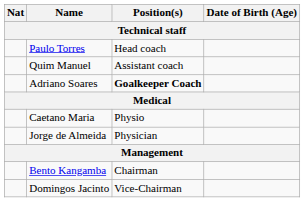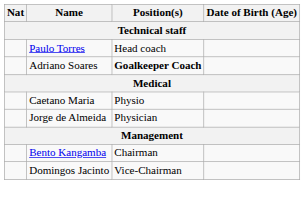- row: (60, 65)
